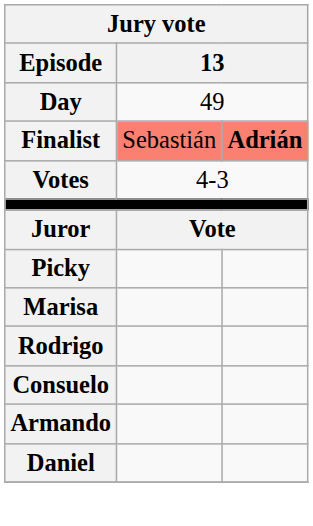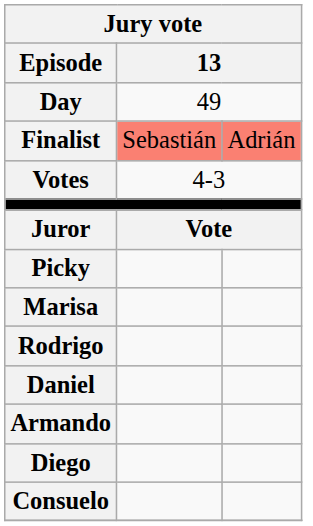(265, 140) bold -> (261, 140) normal
rows swapped: (61, 384) <-> (61, 462)
+ row: (61, 462)
